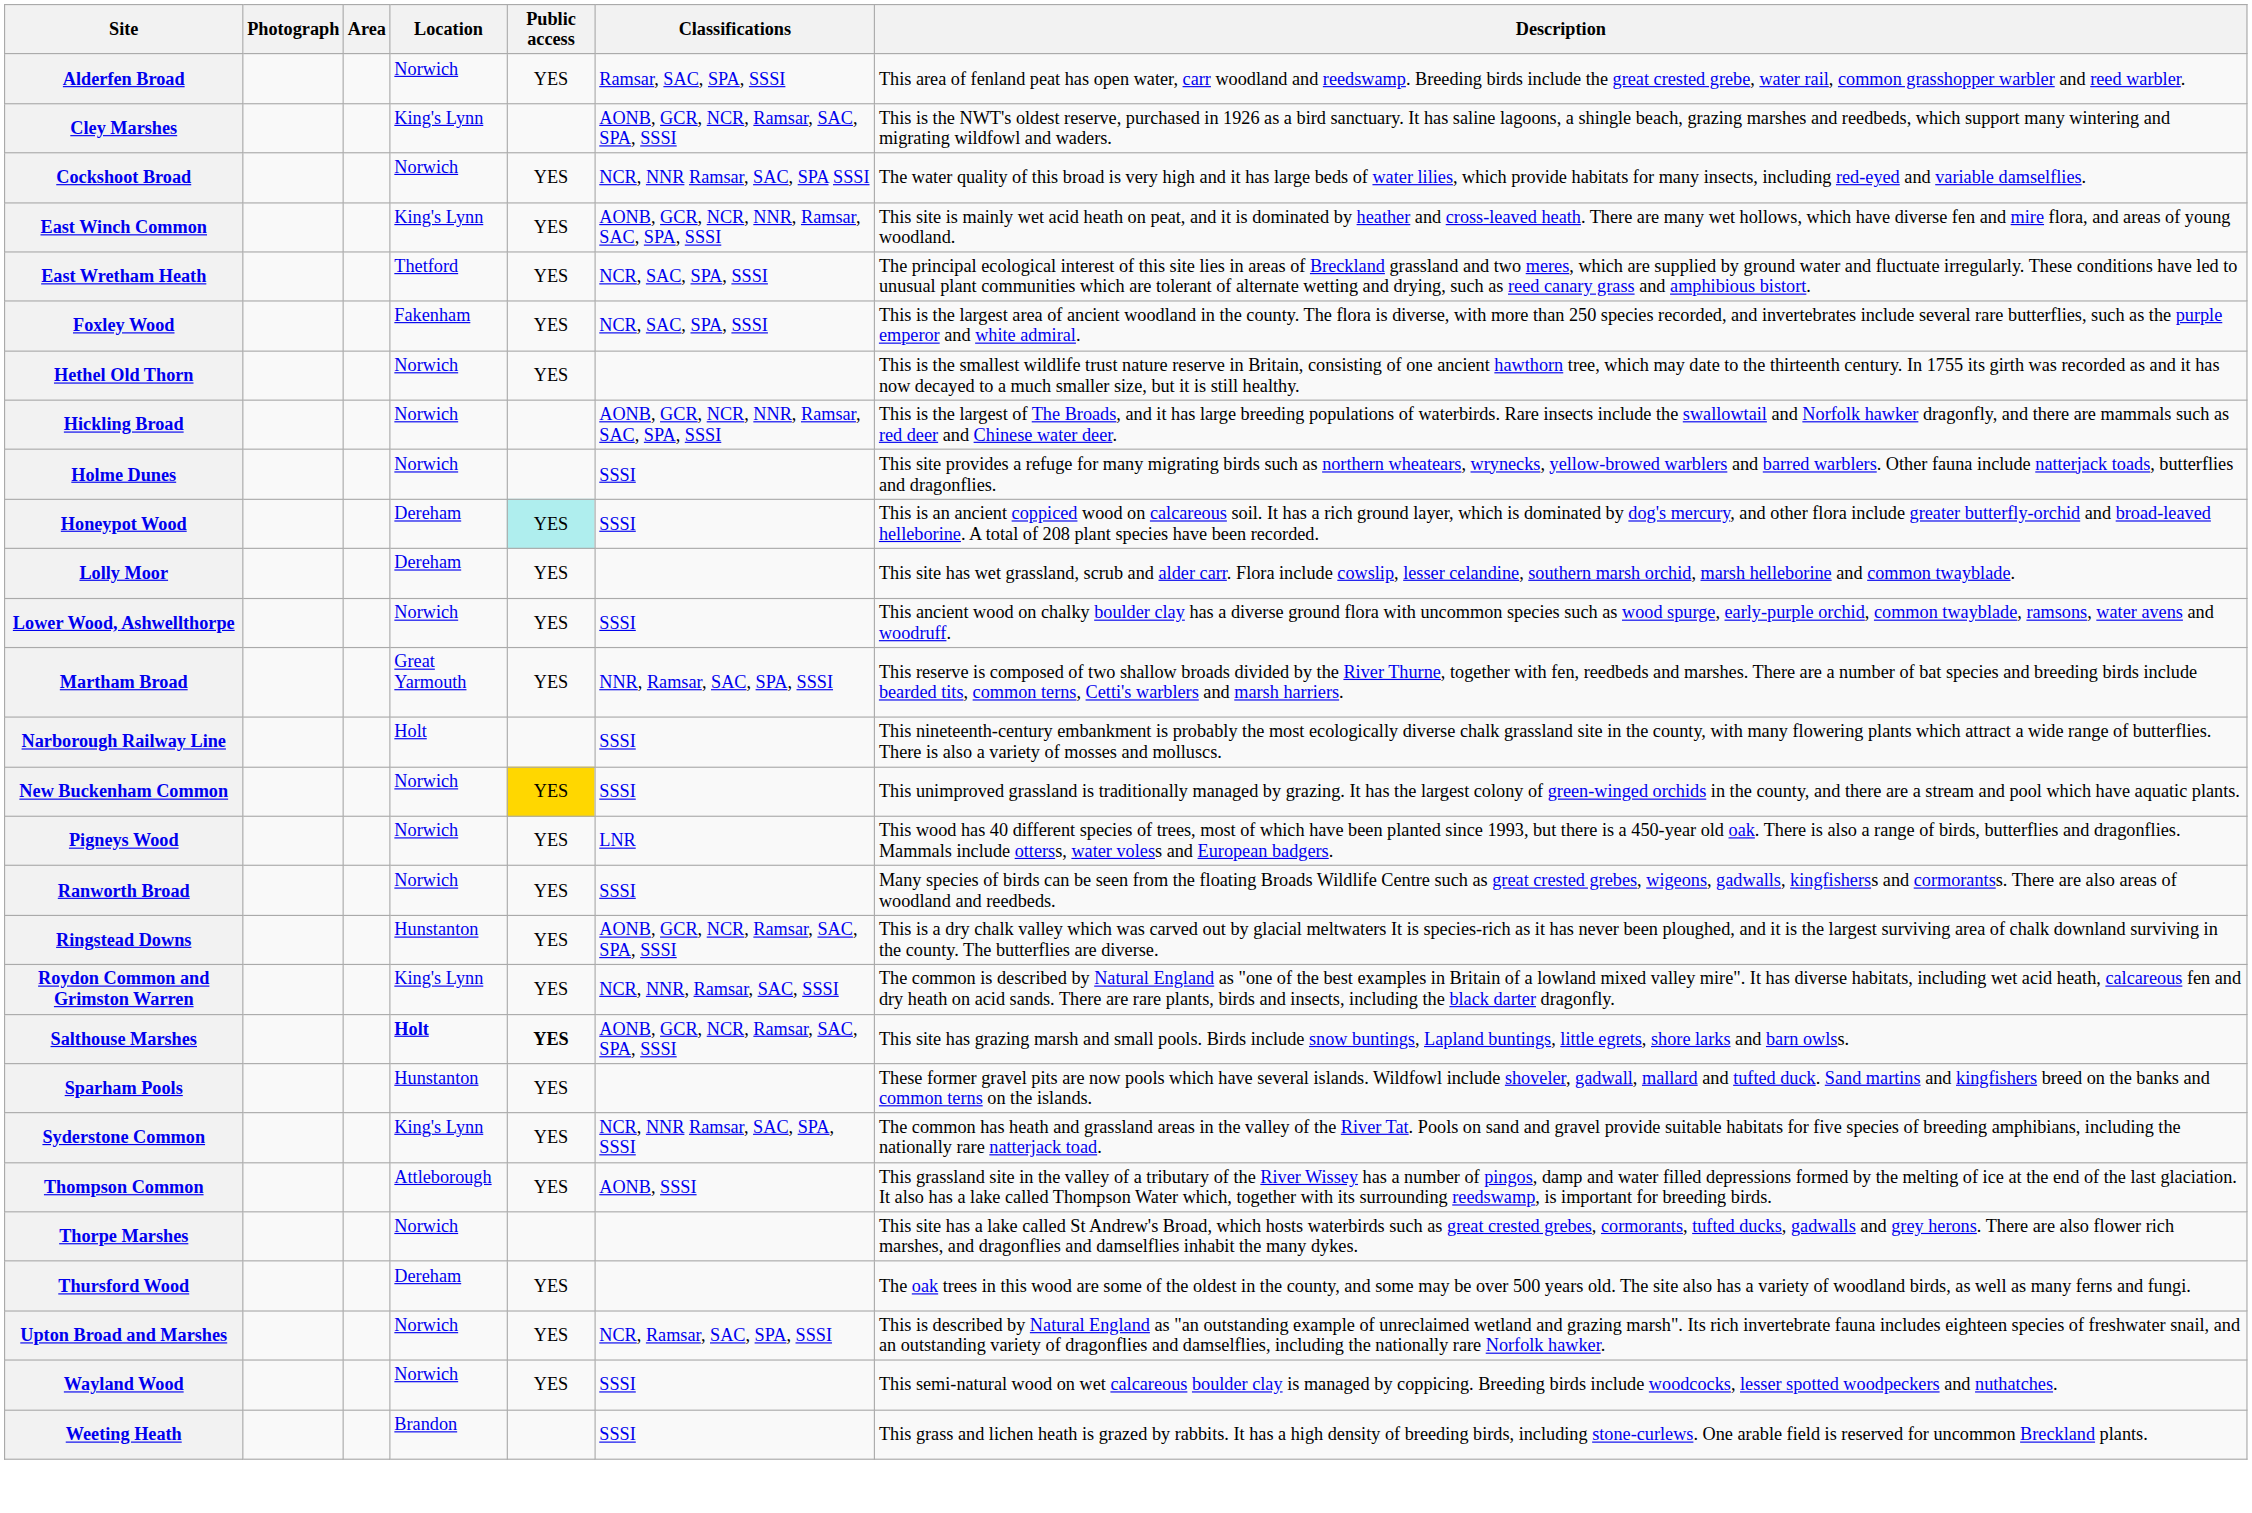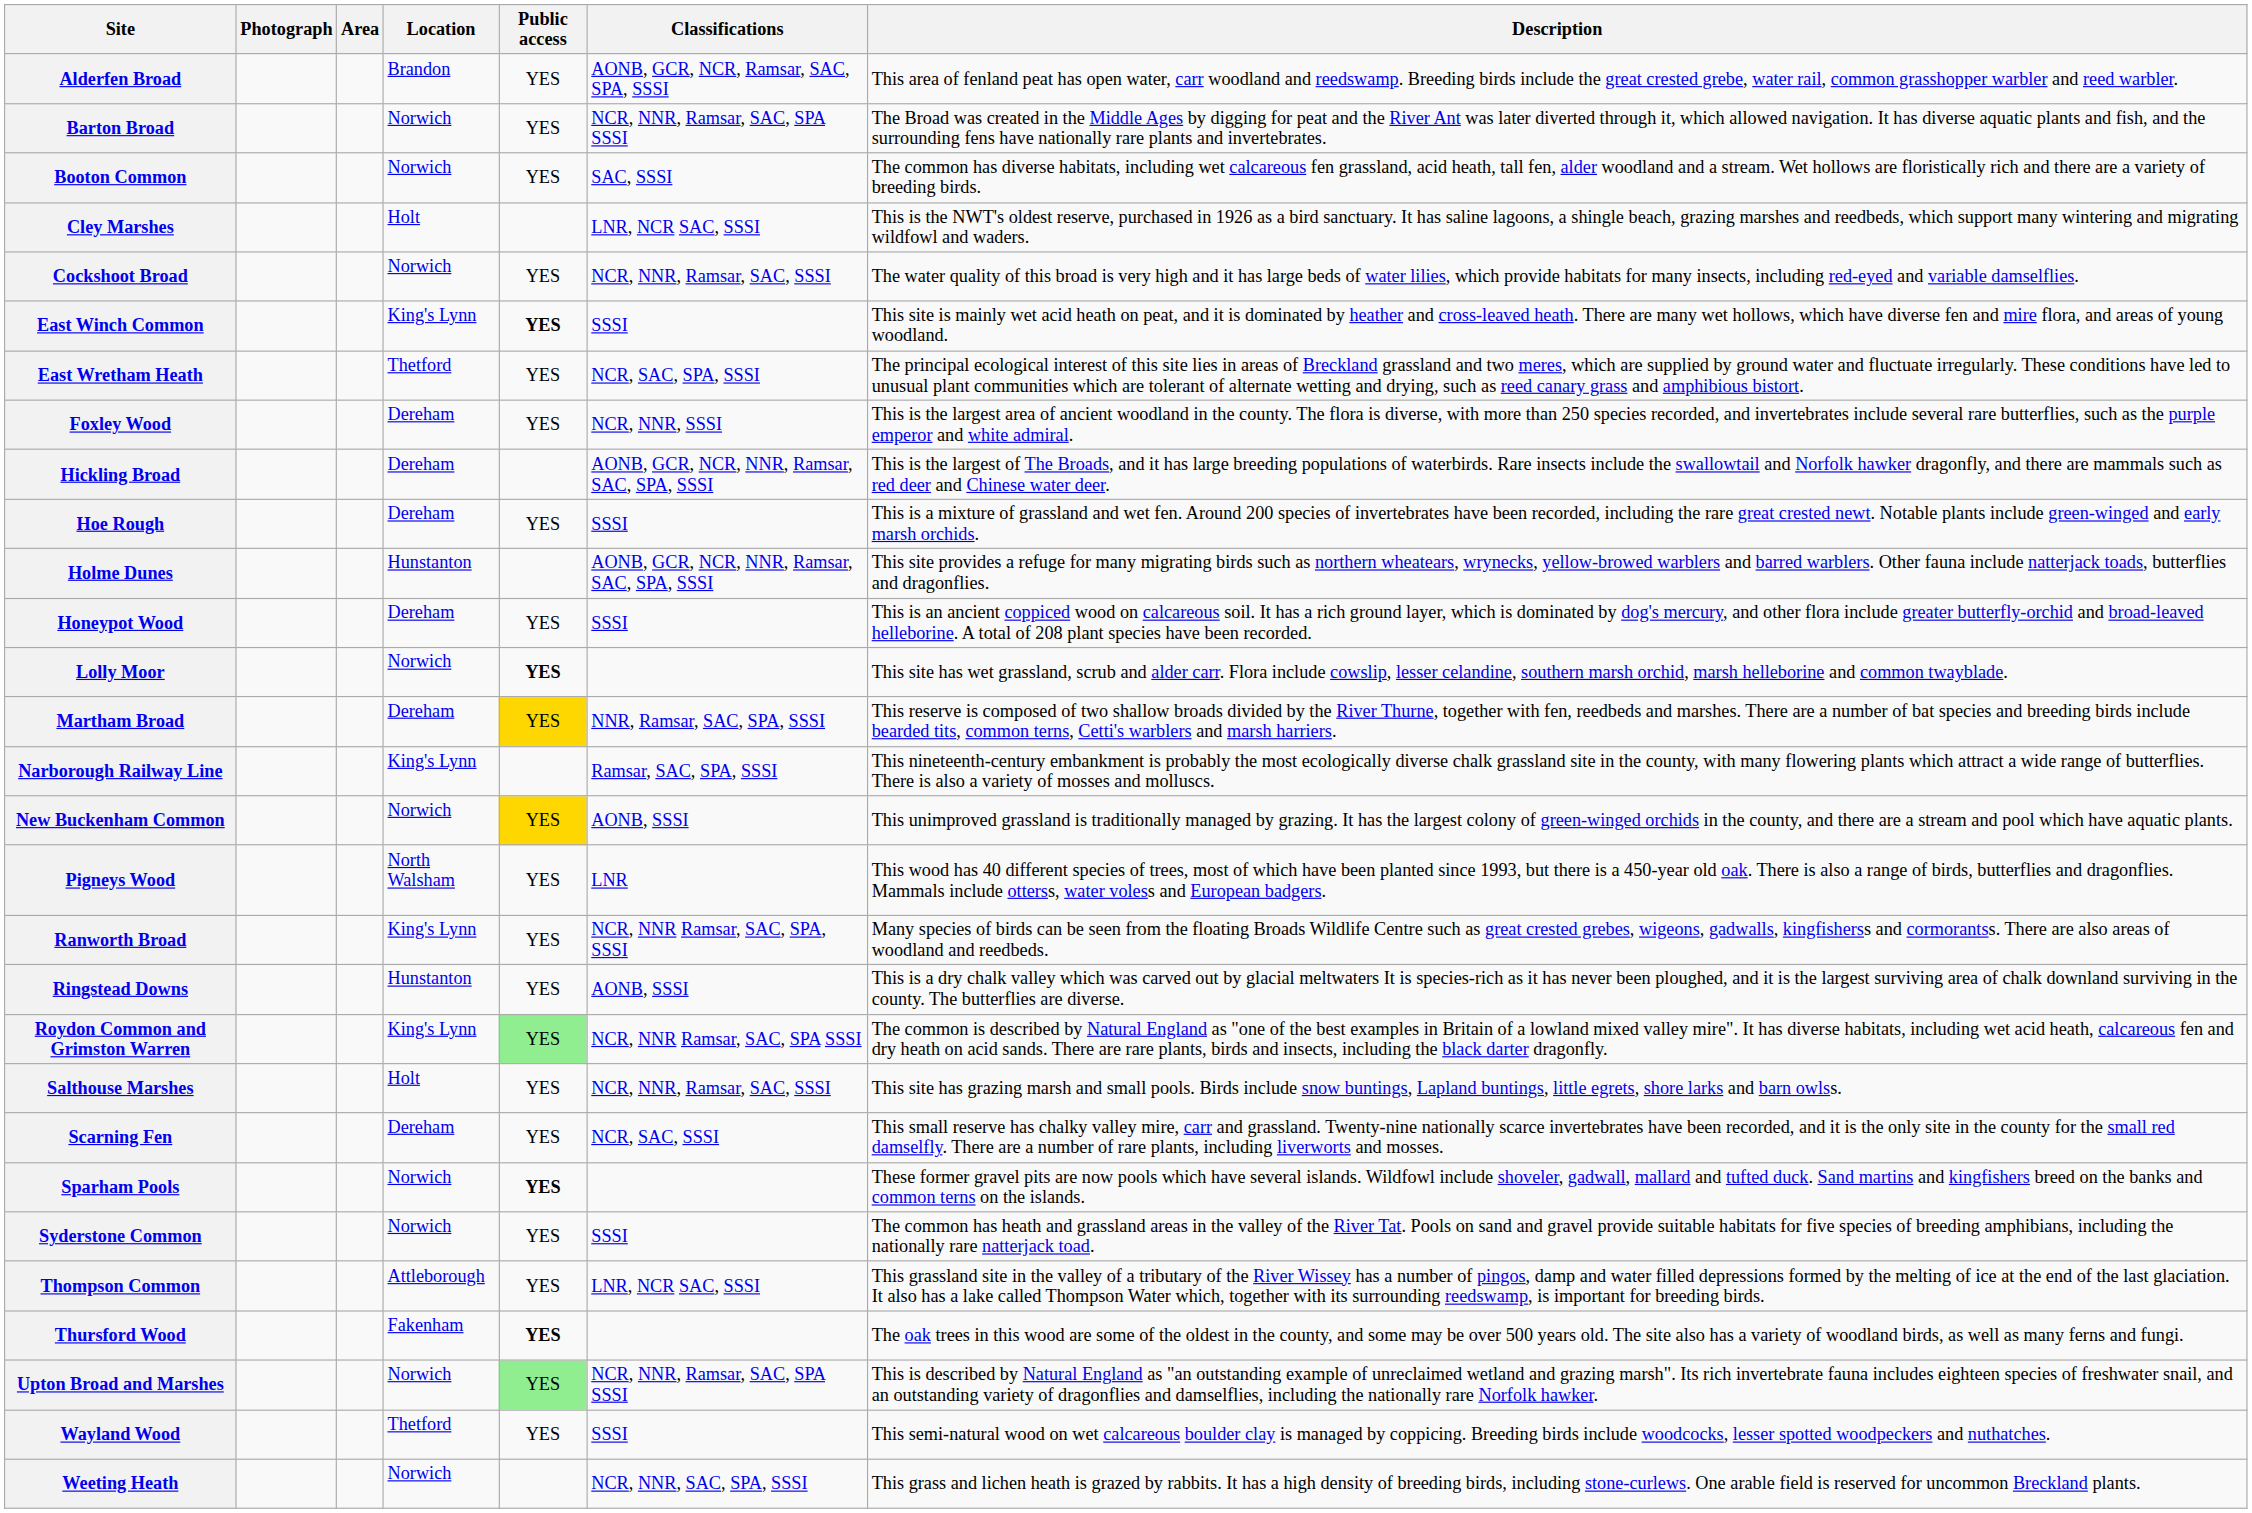(426, 68) Norwich -> (419, 68) Brandon
(692, 78) Ramsar, SAC, SPA, SSSI -> (720, 78) AONB, GCR, NCR, Ramsar, SAC, SPA, SSSI
+ row: (120, 128)
+ row: (120, 177)
(439, 117) King's Lynn -> (404, 216) Holt
(728, 128) AONB, GCR, NCR, Ramsar, SAC, SPA, SSSI -> (676, 227) LNR, NCR SAC, SSSI
(734, 177) NCR, NNR Ramsar, SAC, SPA SSSI -> (711, 276) NCR, NNR, Ramsar, SAC, SSSI
(551, 227) normal -> (543, 325) bold
(730, 227) AONB, GCR, NCR, NNR, Ramsar, SAC, SPA, SSSI -> (610, 325) SSSI
(432, 315) Fakenham -> (421, 414) Dereham
(684, 325) NCR, SAC, SPA, SSSI -> (657, 424) NCR, NNR, SSSI
- row: (124, 375)
(426, 414) Norwich -> (421, 463) Dereham
+ row: (120, 523)
(426, 463) Norwich -> (430, 562) Hunstanton
(618, 474) SSSI -> (722, 573) AONB, GCR, NCR, NNR, Ramsar, SAC, SPA, SSSI
(551, 523) paleturquoise background -> (543, 622) no background
(428, 562) Dereham -> (419, 661) Norwich
(551, 573) normal -> (543, 672) bold
- row: (124, 622)
(430, 672) Great Yarmouth -> (421, 711) Dereham
(551, 682) no background -> (543, 721) gold background
(411, 731) Holt -> (432, 760) King's Lynn
(618, 742) SSSI -> (684, 770) Ramsar, SAC, SPA, SSSI
(618, 791) SSSI -> (640, 820) AONB, SSSI
(426, 830) Norwich -> (421, 869) North Walsham
(426, 880) Norwich -> (432, 929) King's Lynn
(618, 890) SSSI -> (709, 939) NCR, NNR Ramsar, SAC, SPA, SSSI
(728, 939) AONB, GCR, NCR, Ramsar, SAC, SPA, SSSI -> (640, 989) AONB, SSSI
(551, 989) no background -> (543, 1038) lightgreen background
(719, 989) NCR, NNR, Ramsar, SAC, SSSI -> (726, 1038) NCR, NNR Ramsar, SAC, SPA SSSI
(412, 1028) bold -> (404, 1077) normal
(551, 1038) bold -> (543, 1088) normal
(728, 1038) AONB, GCR, NCR, Ramsar, SAC, SPA, SSSI -> (711, 1088) NCR, NNR, Ramsar, SAC, SSSI
+ row: (120, 1137)
(436, 1077) Hunstanton -> (419, 1176) Norwich
(551, 1088) normal -> (543, 1187) bold
(439, 1127) King's Lynn -> (419, 1226) Norwich
(717, 1137) NCR, NNR Ramsar, SAC, SPA, SSSI -> (610, 1236) SSSI
(648, 1187) AONB, SSSI -> (676, 1285) LNR, NCR SAC, SSSI
- row: (124, 1236)
(428, 1275) Dereham -> (426, 1325) Fakenham
(551, 1285) normal -> (543, 1335) bold
(551, 1335) no background -> (543, 1384) lightgreen background
(716, 1335) NCR, Ramsar, SAC, SPA, SSSI -> (708, 1384) NCR, NNR, Ramsar, SAC, SPA SSSI
(426, 1374) Norwich -> (419, 1424) Thetford
(426, 1424) Brandon -> (419, 1473) Norwich
(618, 1434) SSSI -> (699, 1483) NCR, NNR, SAC, SPA, SSSI
